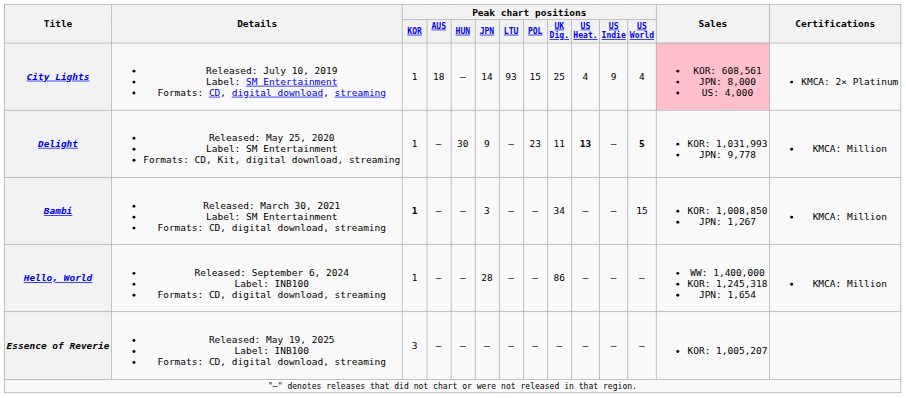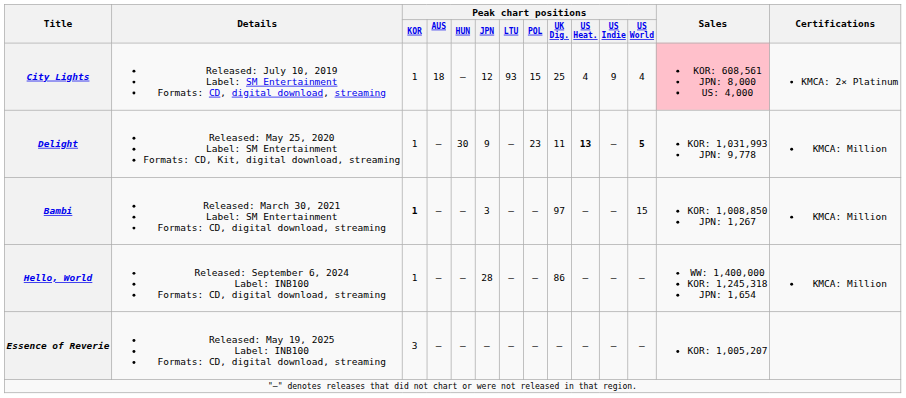(487, 76) 14 -> (487, 76) 12
(559, 211) 34 -> (559, 211) 97
